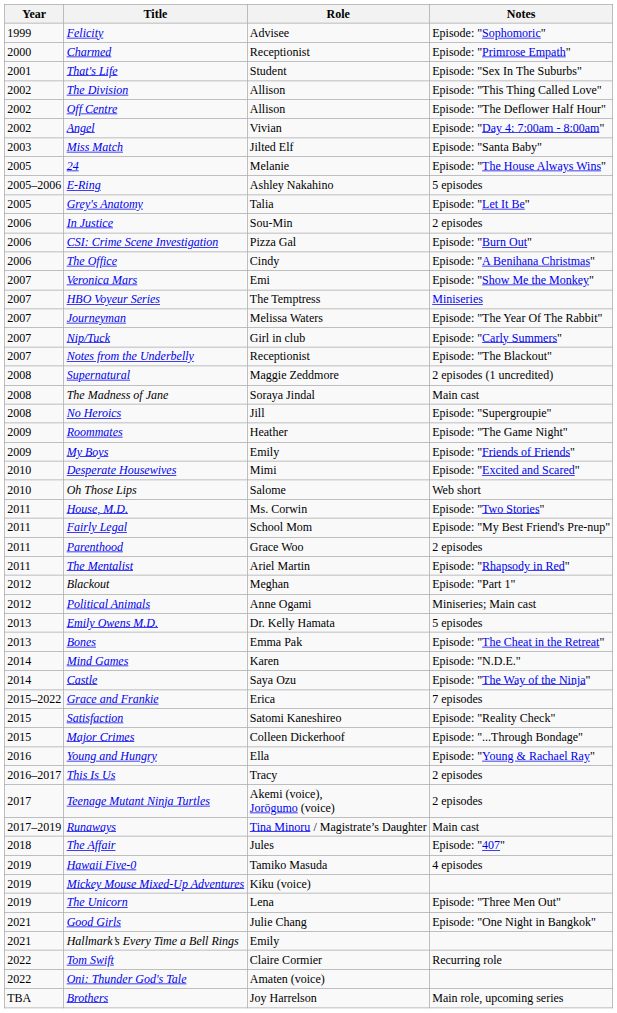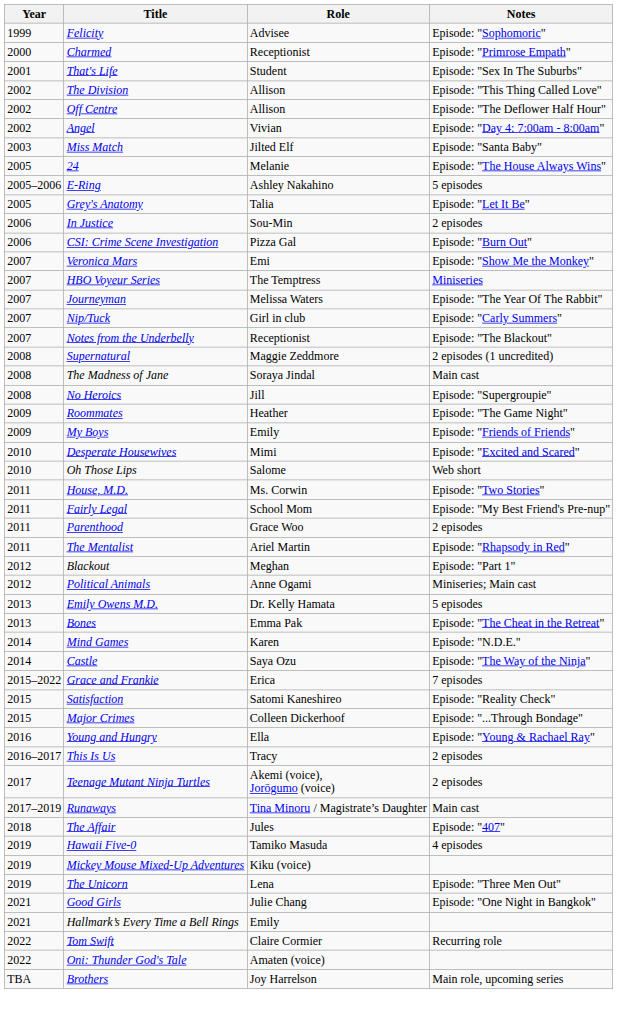- row: (92, 261)
